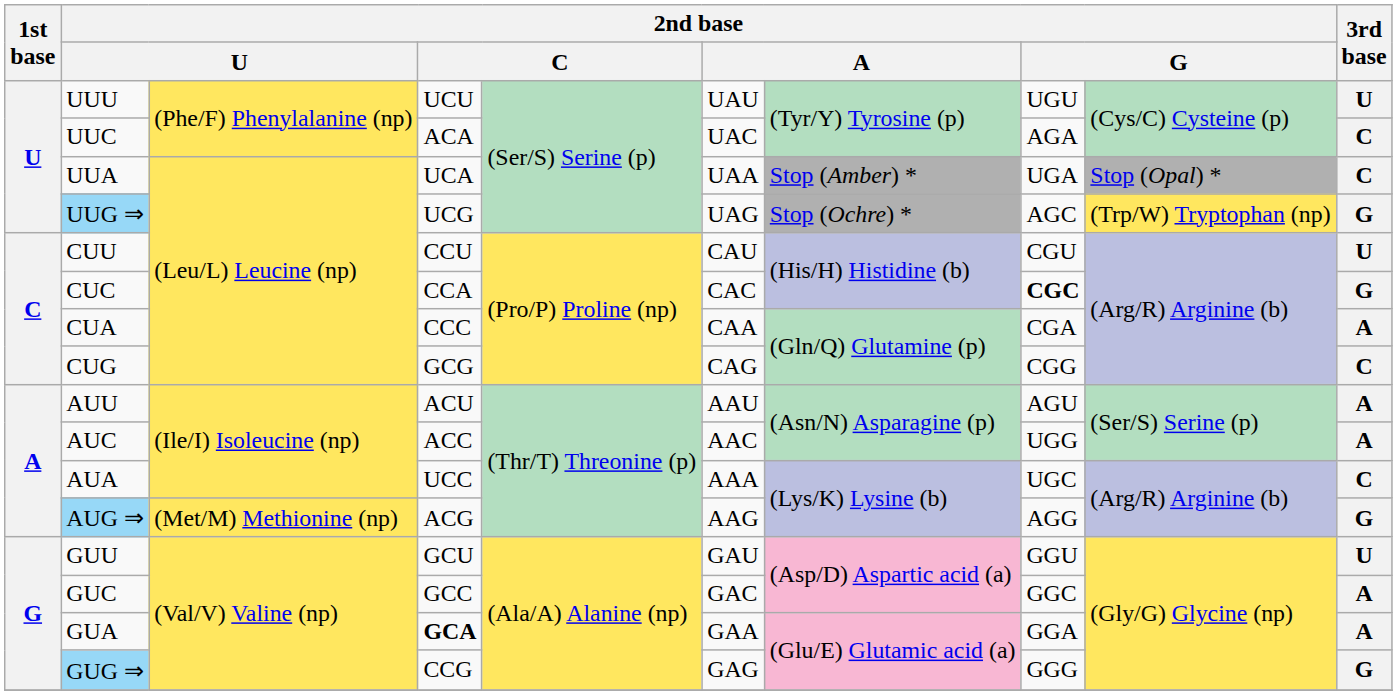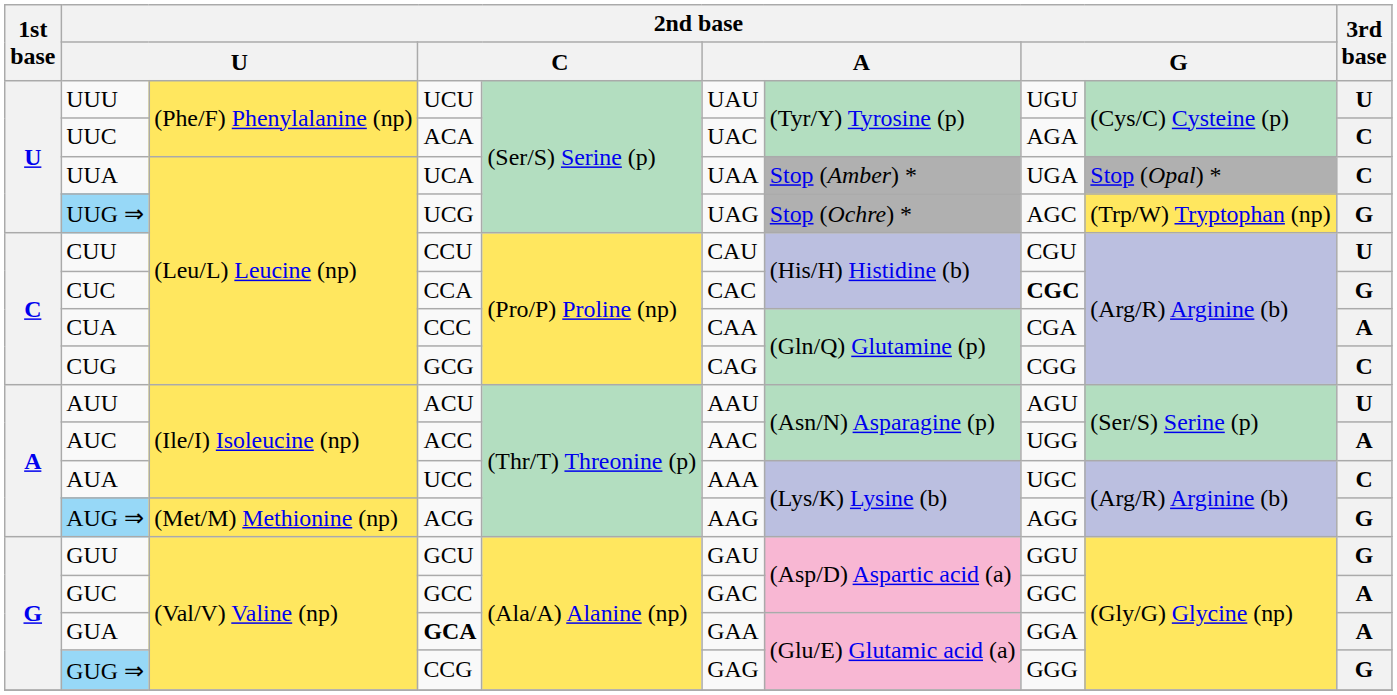(1364, 402) A -> (1364, 402) U
(1364, 555) U -> (1364, 555) G
